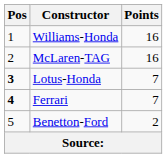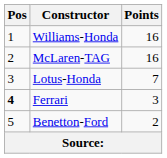(11, 79) bold -> (11, 79) normal
(156, 100) 7 -> (156, 100) 3
